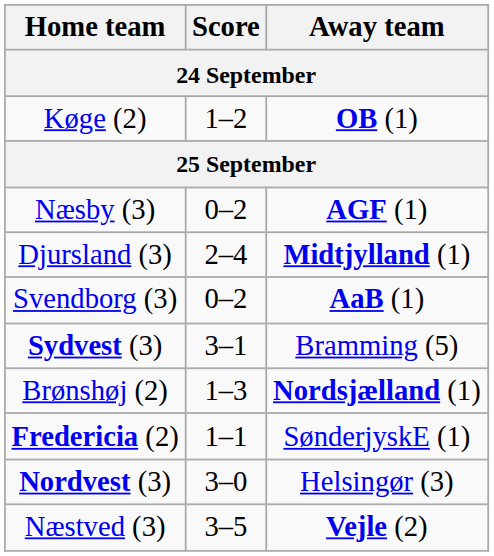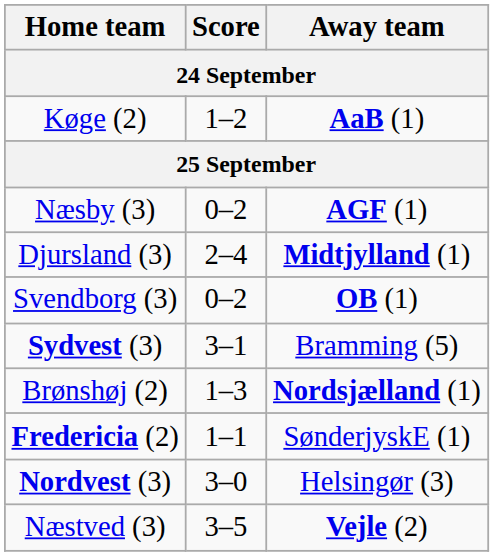(377, 118) OB (1) -> (377, 118) AaB (1)
(377, 299) AaB (1) -> (377, 299) OB (1)
